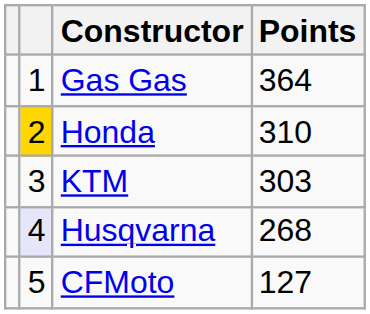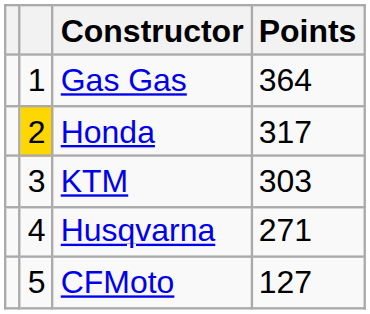(285, 131) 310 -> (285, 131) 317
(37, 231) lavender background -> (37, 231) no background
(285, 231) 268 -> (285, 231) 271
